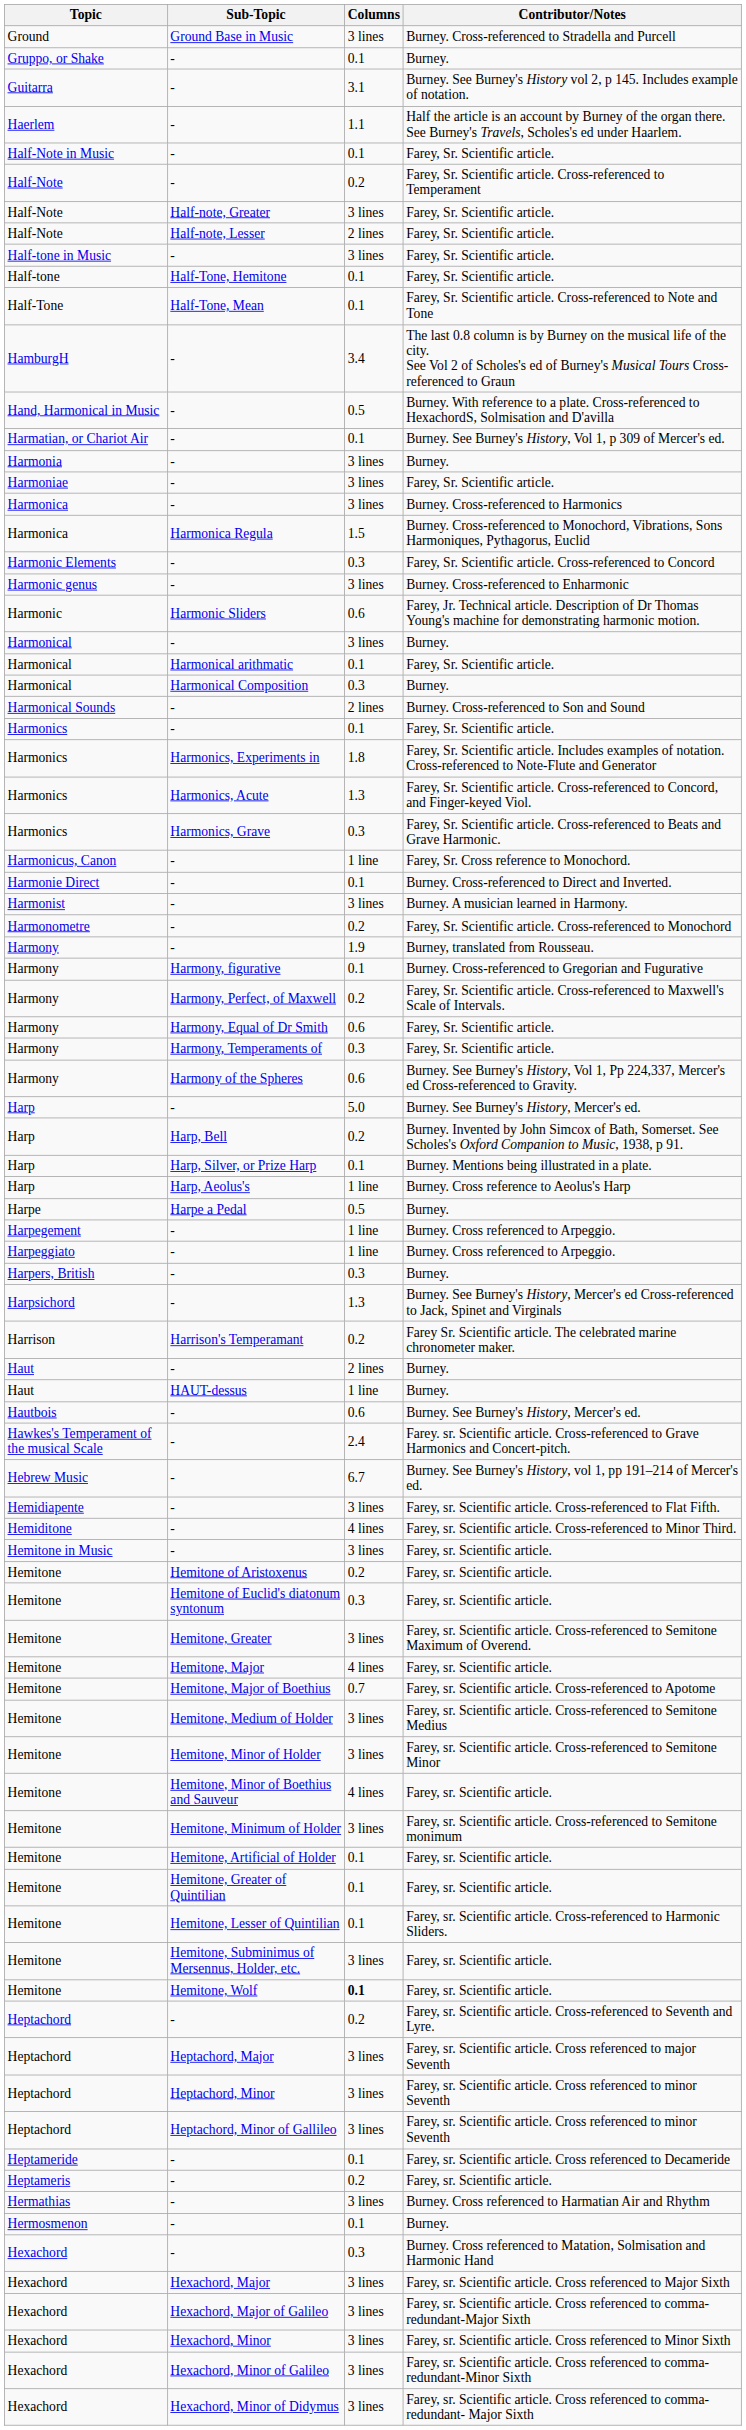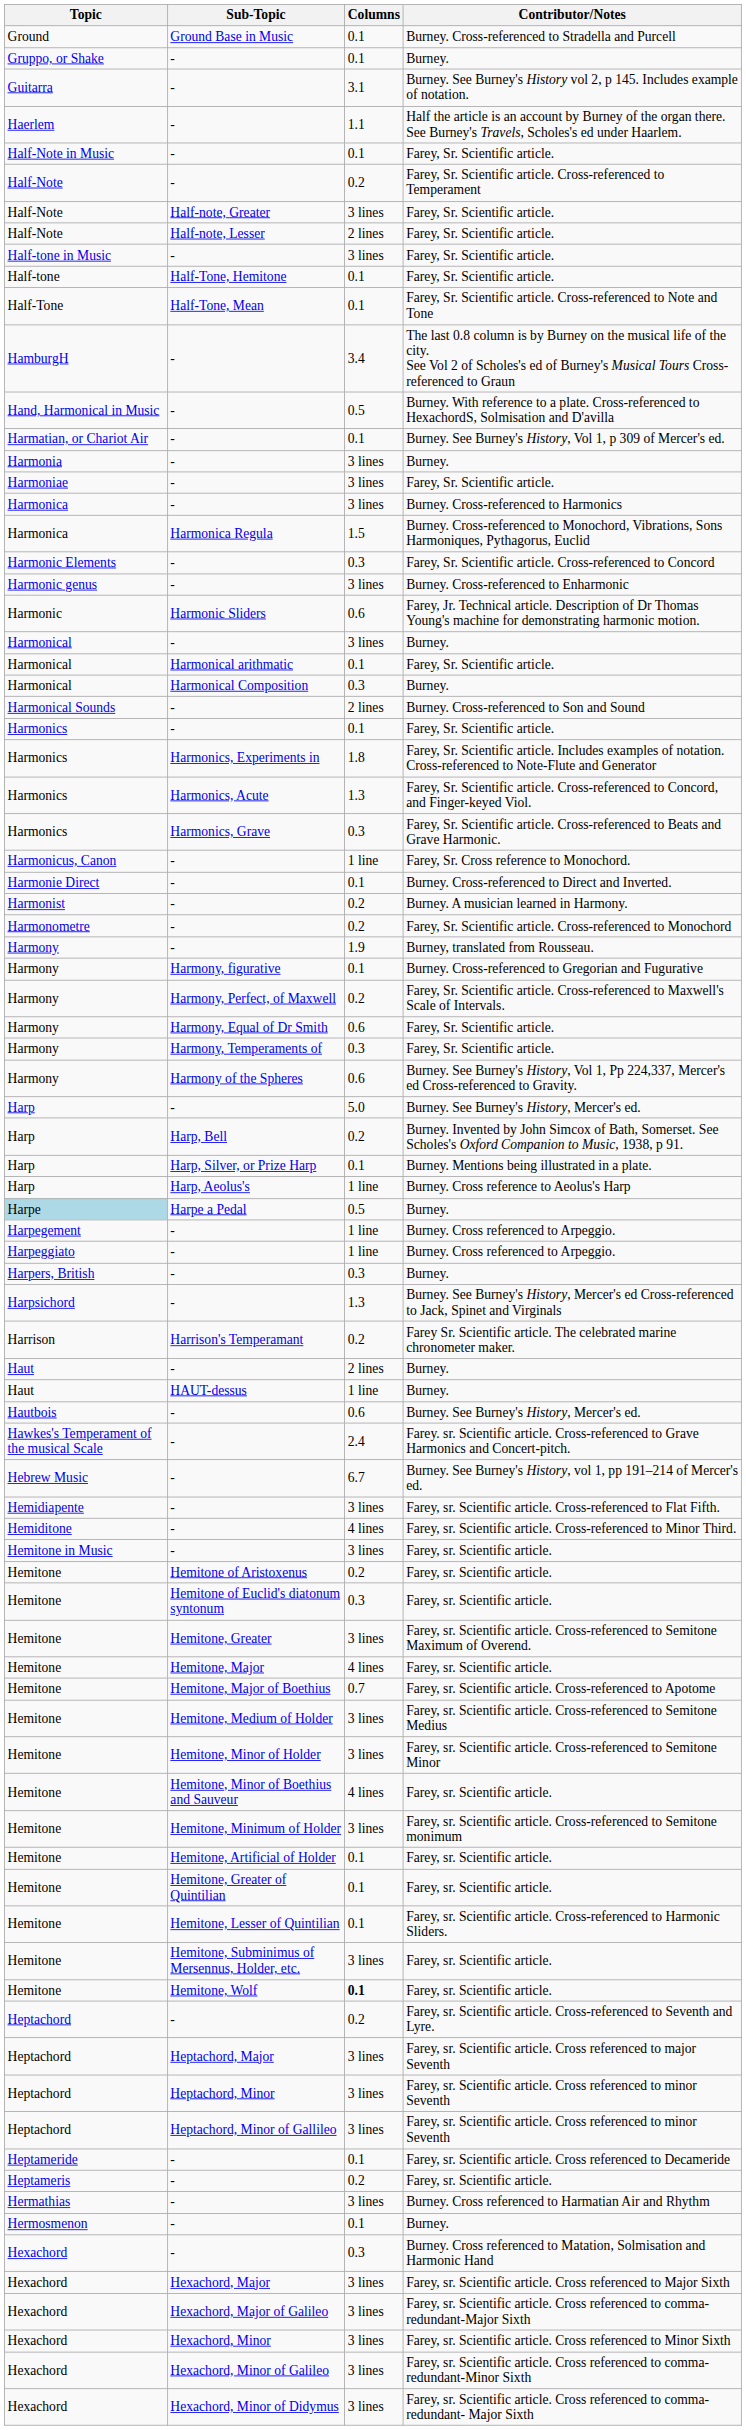(366, 36) 3 lines -> (356, 36) 0.1
(366, 904) 3 lines -> (356, 904) 0.2
(24, 1209) no background -> (24, 1209) lightblue background
